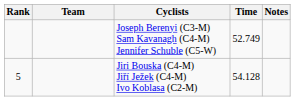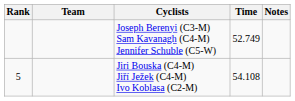(246, 77) 54.128 -> (246, 77) 54.108
